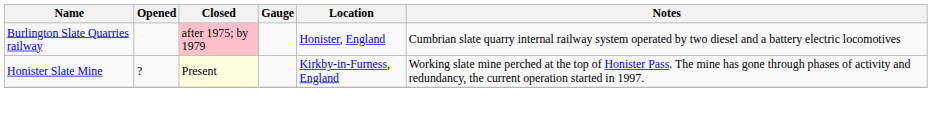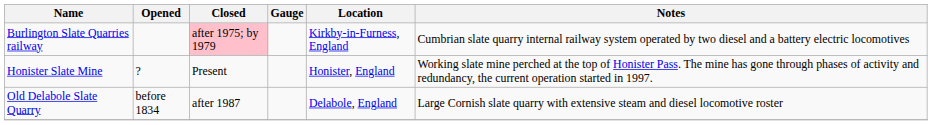(342, 39) Honister, England -> (354, 39) Kirkby-in-Furness, England
(199, 71) lightyellow background -> (209, 71) no background
(345, 71) Kirkby-in-Furness, England -> (352, 71) Honister, England
+ row: (52, 103)
